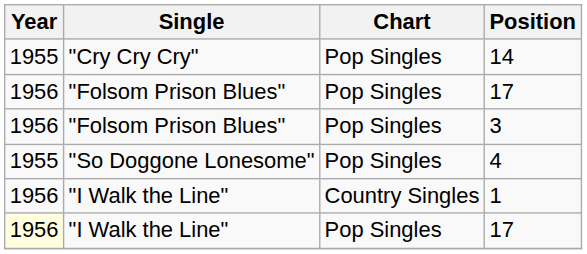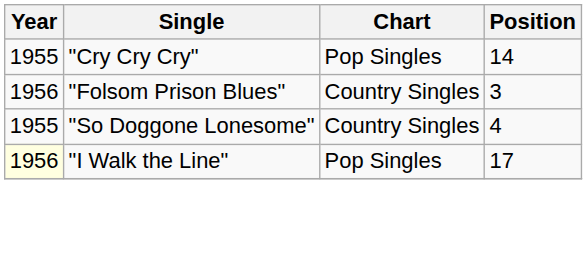- row: (177, 91)
(383, 126) Pop Singles -> (402, 91) Country Singles
(383, 160) Pop Singles -> (402, 126) Country Singles
- row: (148, 195)
